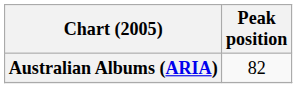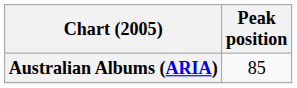(257, 67) 82 -> (257, 67) 85
